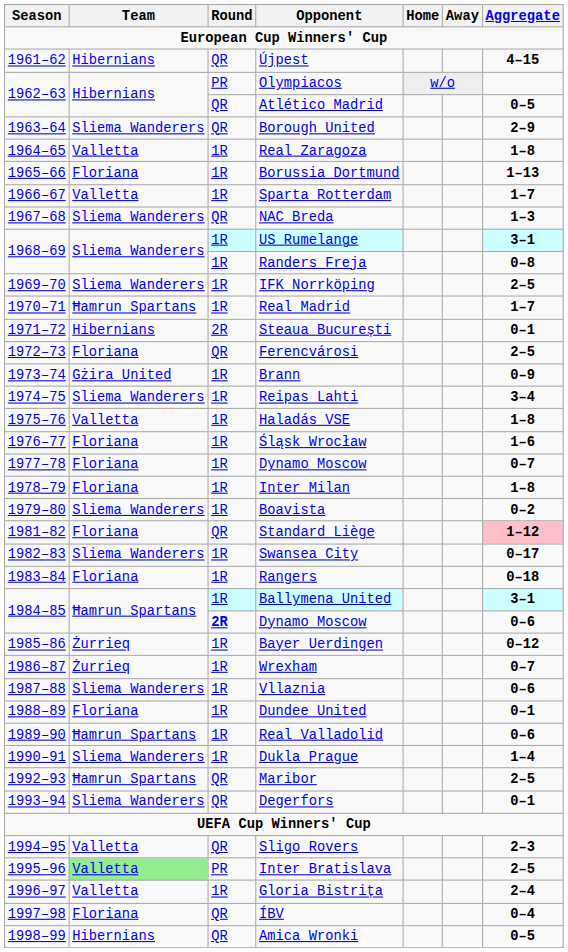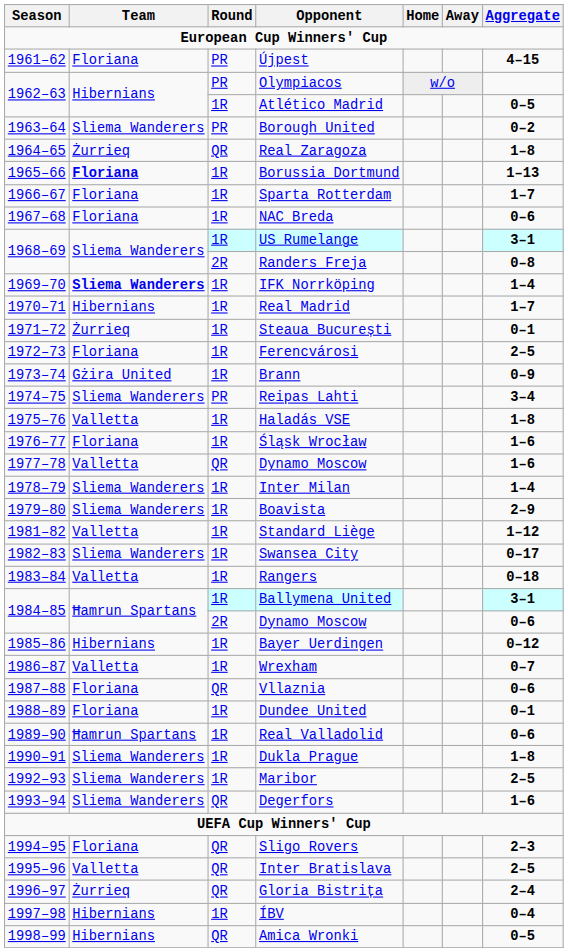(114, 61) Hibernians -> (105, 61) Floriana
(219, 61) QR -> (219, 61) PR
(219, 106) QR -> (219, 106) 1R
(219, 128) QR -> (219, 128) PR
(523, 128) 2–9 -> (523, 128) 0–2
(105, 151) Valletta -> (101, 151) Żurrieq
(219, 151) 1R -> (219, 151) QR
(105, 173) normal -> (105, 173) bold
(105, 195) Valletta -> (105, 195) Floriana
(138, 218) Sliema Wanderers -> (105, 218) Floriana
(219, 218) QR -> (219, 218) 1R
(523, 218) 1–3 -> (523, 218) 0–6
(219, 263) 1R -> (219, 263) 2R
(138, 285) normal -> (138, 285) bold
(523, 285) 2–5 -> (523, 285) 1–4
(134, 308) Ħamrun Spartans -> (114, 308) Hibernians
(114, 330) Hibernians -> (101, 330) Żurrieq
(219, 330) 2R -> (219, 330) 1R
(219, 353) QR -> (219, 353) 1R
(219, 398) 1R -> (219, 398) PR
(105, 465) Floriana -> (105, 465) Valletta
(219, 465) 1R -> (219, 465) QR
(523, 465) 0–7 -> (523, 465) 1–6
(105, 487) Floriana -> (138, 487) Sliema Wanderers
(523, 487) 1–8 -> (523, 487) 1–4
(523, 510) 0–2 -> (523, 510) 2–9
(105, 532) Floriana -> (105, 532) Valletta
(219, 532) QR -> (219, 532) 1R
(523, 532) pink background -> (523, 532) no background
(105, 577) Floriana -> (105, 577) Valletta
(219, 622) bold -> (219, 622) normal
(101, 645) Żurrieq -> (114, 645) Hibernians
(101, 667) Żurrieq -> (105, 667) Valletta
(138, 690) Sliema Wanderers -> (105, 690) Floriana
(219, 690) 1R -> (219, 690) QR
(523, 757) 1–4 -> (523, 757) 1–8
(134, 779) Ħamrun Spartans -> (138, 779) Sliema Wanderers
(219, 779) QR -> (219, 779) 1R
(523, 802) 0–1 -> (523, 802) 1–6
(105, 847) Valletta -> (105, 847) Floriana
(105, 869) lightgreen background -> (105, 869) no background
(219, 869) PR -> (219, 869) QR
(105, 892) Valletta -> (101, 892) Żurrieq
(219, 892) 1R -> (219, 892) QR
(105, 914) Floriana -> (114, 914) Hibernians
(219, 914) QR -> (219, 914) 1R
